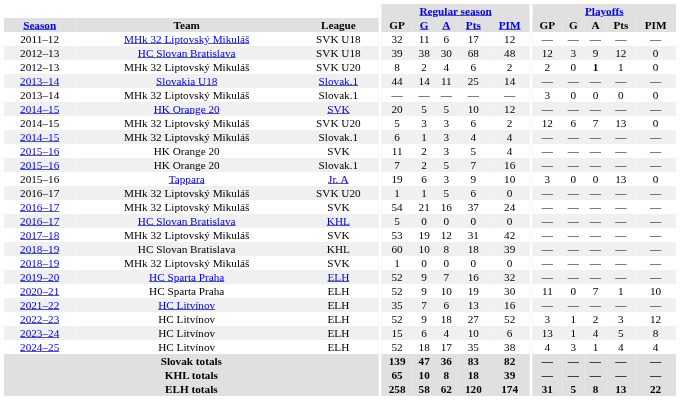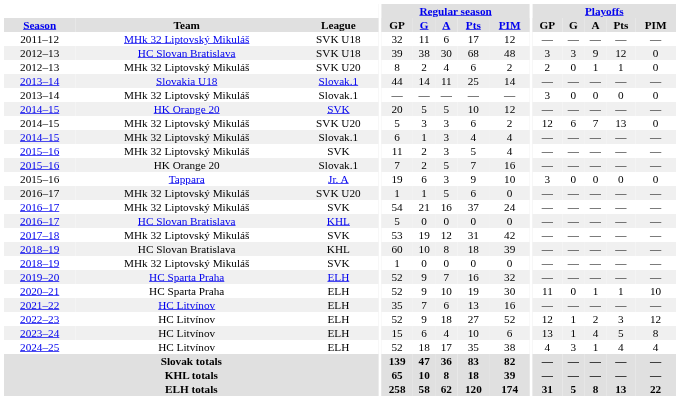(547, 53) 12 -> (547, 53) 3
(595, 67) bold -> (595, 67) normal
(187, 151) HK Orange 20 -> (187, 151) MHk 32 Liptovský Mikuláš
(621, 179) 13 -> (621, 179) 0
(595, 291) 7 -> (595, 291) 1
(547, 319) 3 -> (547, 319) 12
